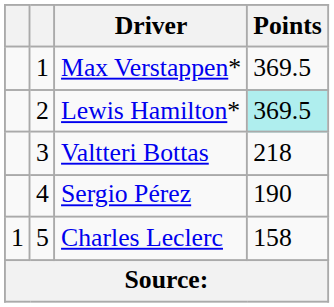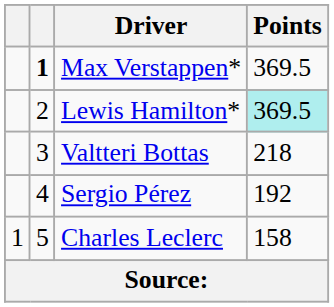(42, 67) normal -> (42, 67) bold
(273, 194) 190 -> (273, 194) 192
